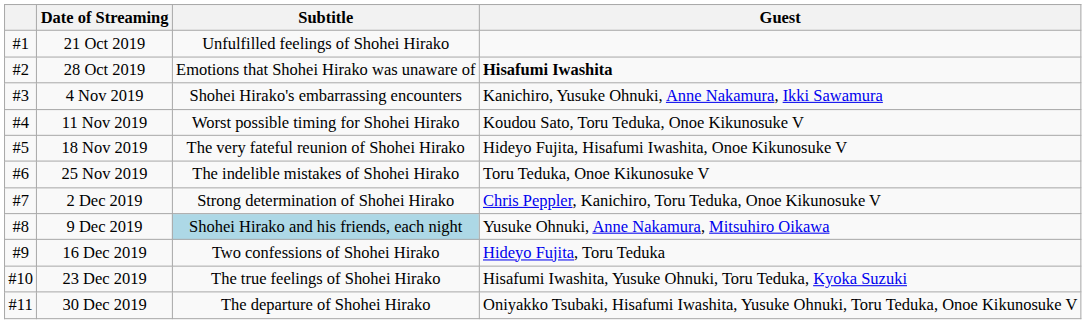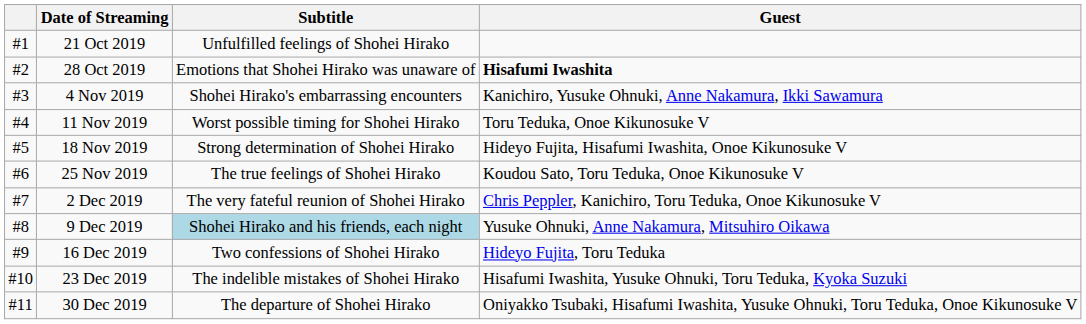(643, 122) Koudou Sato, Toru Teduka, Onoe Kikunosuke V -> (596, 122) Toru Teduka, Onoe Kikunosuke V
(326, 148) The very fateful reunion of Shohei Hirako -> (326, 148) Strong determination of Shohei Hirako
(326, 174) The indelible mistakes of Shohei Hirako -> (326, 174) The true feelings of Shohei Hirako
(596, 174) Toru Teduka, Onoe Kikunosuke V -> (643, 174) Koudou Sato, Toru Teduka, Onoe Kikunosuke V
(326, 200) Strong determination of Shohei Hirako -> (326, 200) The very fateful reunion of Shohei Hirako
(326, 278) The true feelings of Shohei Hirako -> (326, 278) The indelible mistakes of Shohei Hirako
